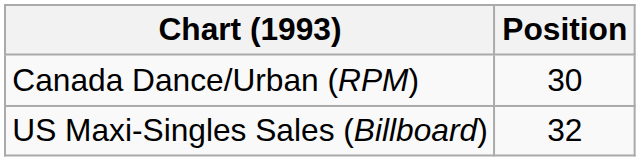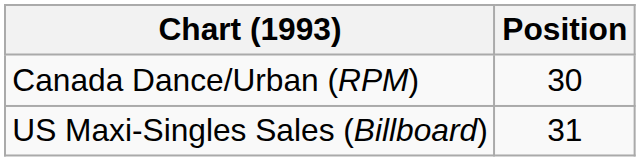(565, 130) 32 -> (565, 130) 31
